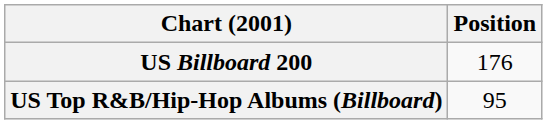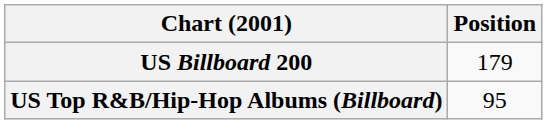(495, 61) 176 -> (495, 61) 179
